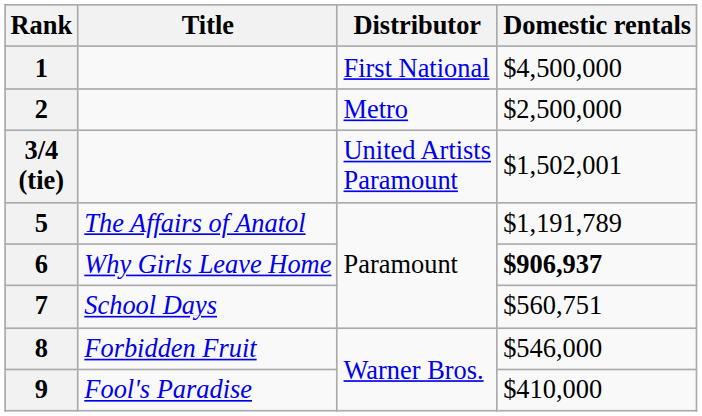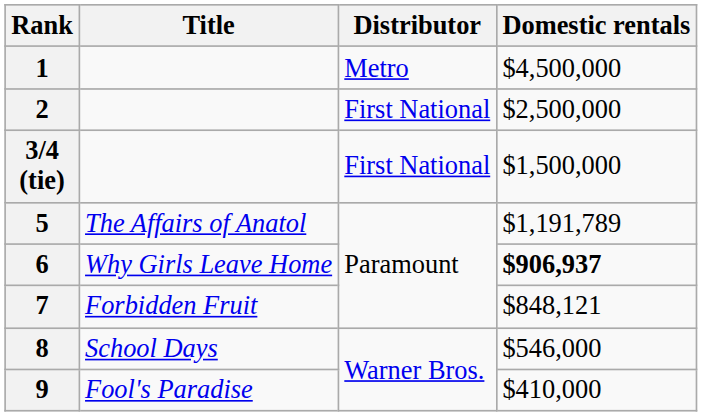(417, 67) First National -> (377, 67) Metro
(376, 109) Metro -> (417, 109) First National
(417, 165) United Artists Paramount -> (417, 165) First National
(563, 165) $1,502,001 -> (562, 165) $1,500,000
(151, 306) School Days -> (171, 306) Forbidden Fruit
(553, 306) $560,751 -> (552, 306) $848,121
(170, 348) Forbidden Fruit -> (151, 348) School Days
